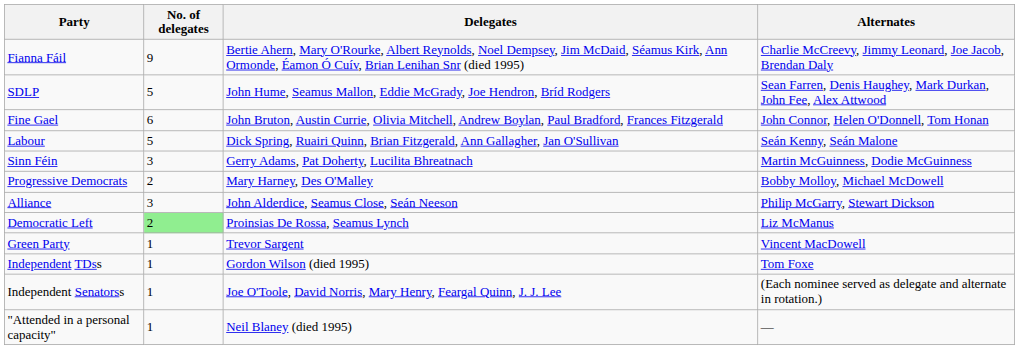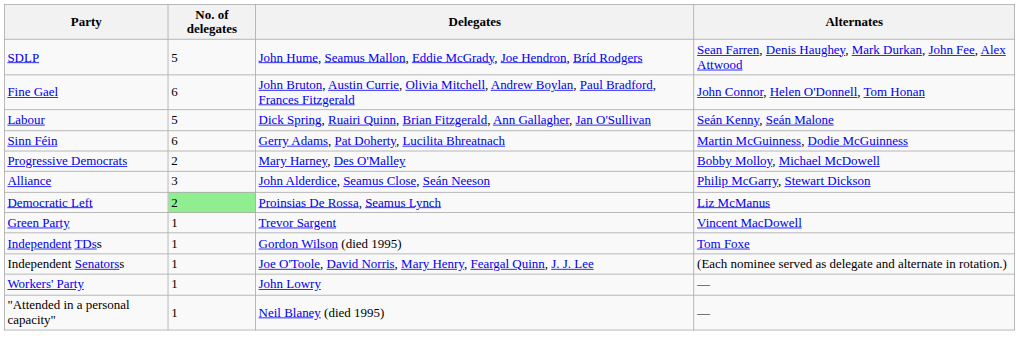- row: (37, 57)
(150, 161) 3 -> (174, 140) 6
+ row: (46, 284)
